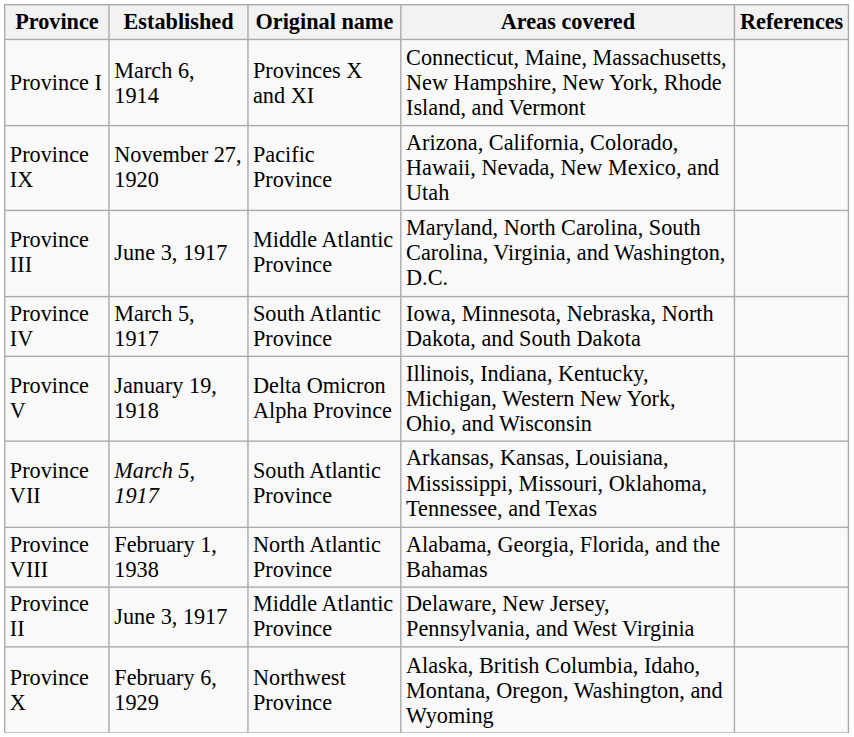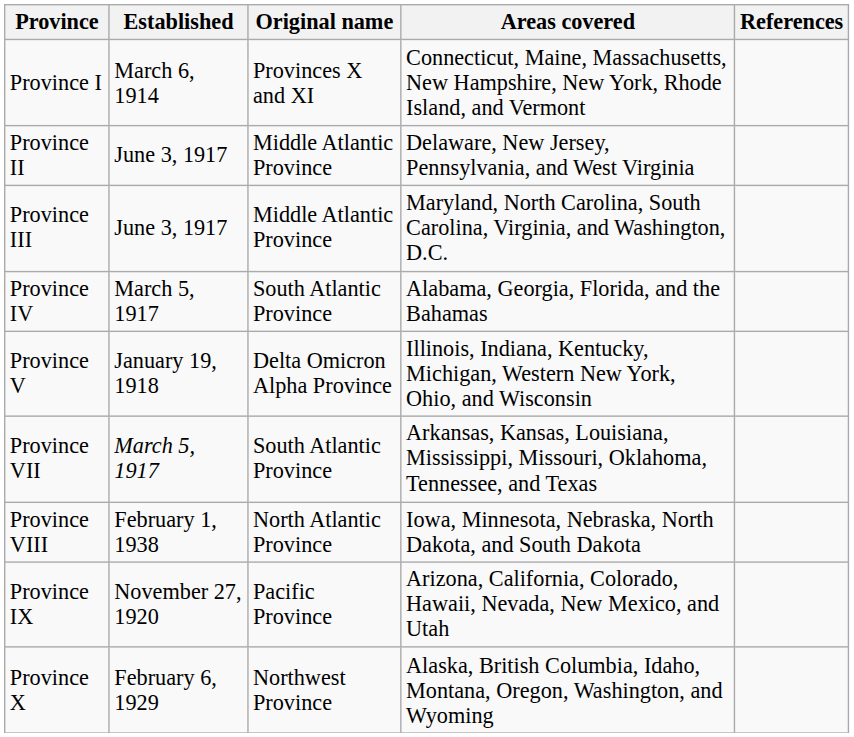rows swapped: (49, 617) <-> (49, 167)
(560, 325) Iowa, Minnesota, Nebraska, North Dakota, and South Dakota -> (563, 300) Alabama, Georgia, Florida, and the Bahamas
(563, 556) Alabama, Georgia, Florida, and the Bahamas -> (560, 531) Iowa, Minnesota, Nebraska, North Dakota, and South Dakota
